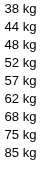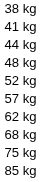+ row: (21, 26)
